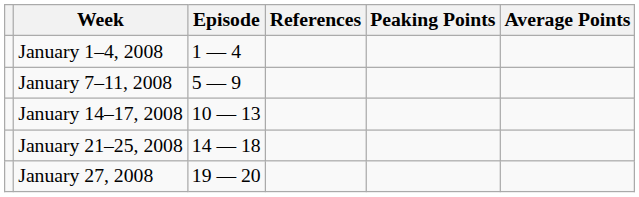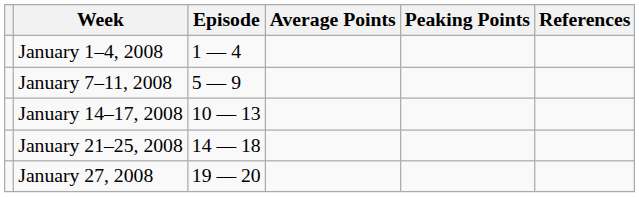columns swapped: (567, 20) <-> (315, 20)
